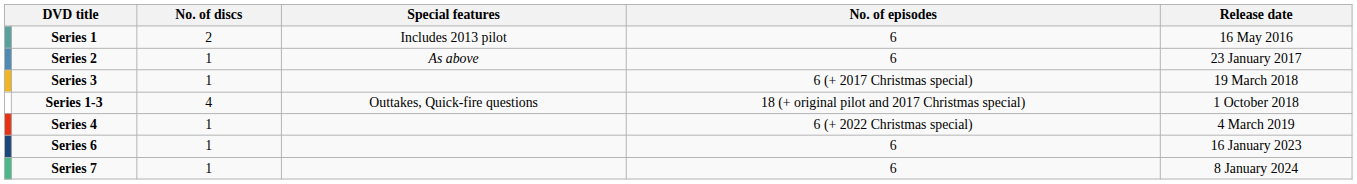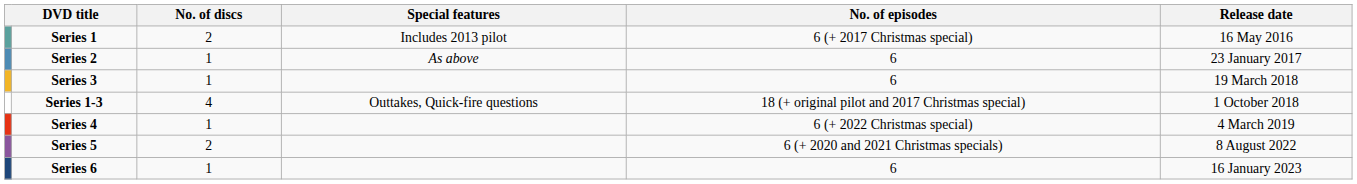(893, 37) 6 -> (893, 37) 6 (+ 2017 Christmas special)
(893, 80) 6 (+ 2017 Christmas special) -> (893, 80) 6
+ row: (74, 146)
- row: (74, 168)
